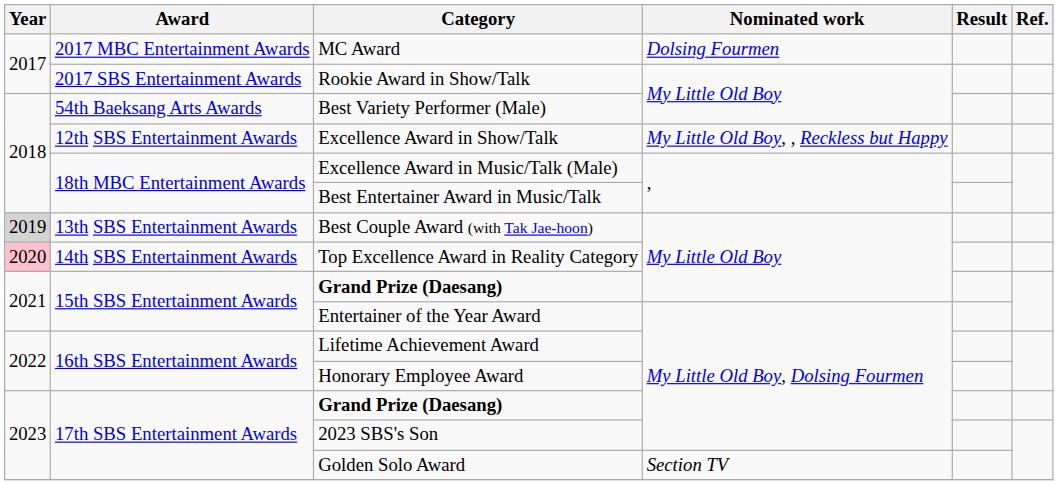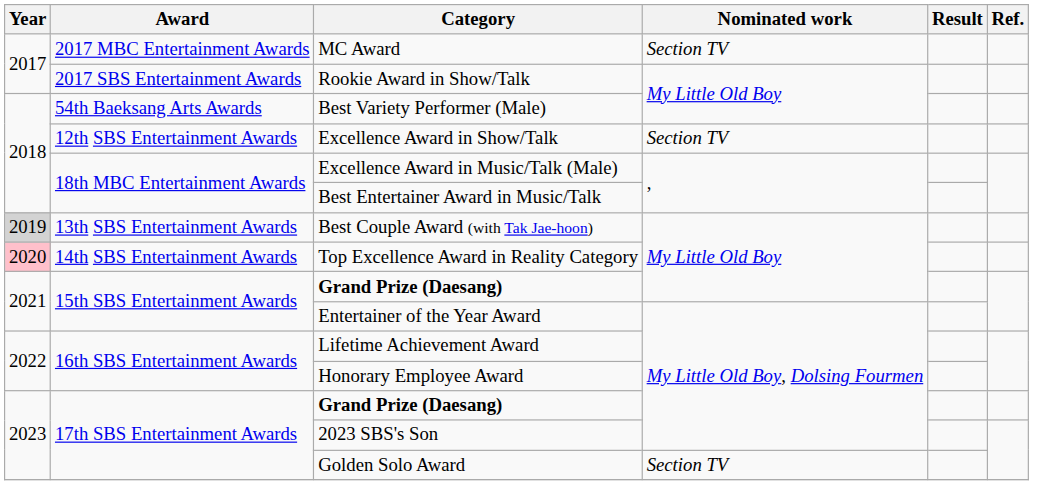(713, 49) Dolsing Fourmen -> (687, 49) Section TV
(797, 138) My Little Old Boy, , Reckless but Happy -> (687, 138) Section TV
